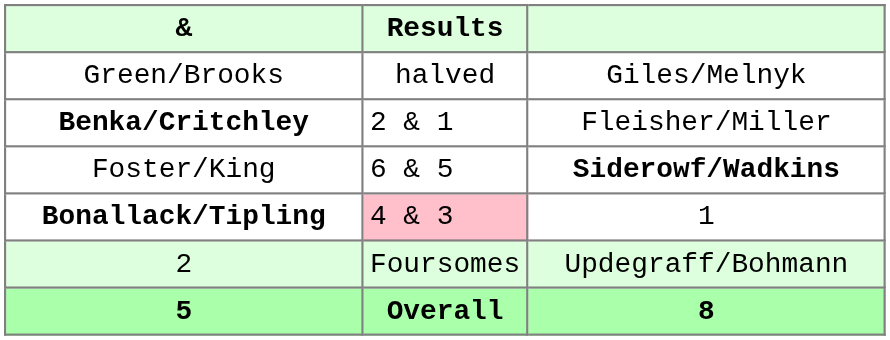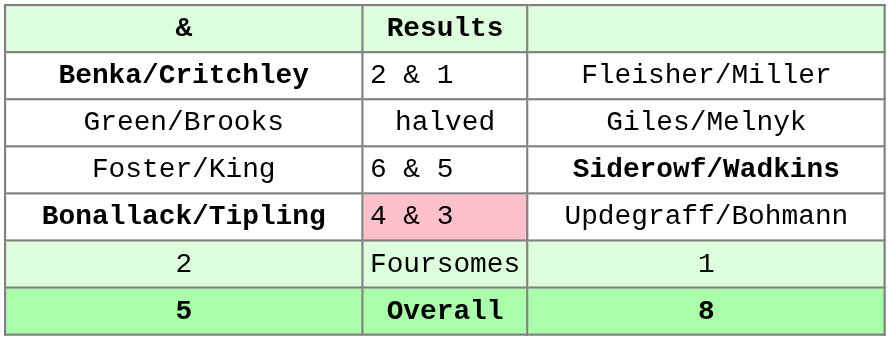rows swapped: (184, 76) <-> (184, 123)
(706, 217) 1 -> (706, 217) Updegraff/Bohmann
(706, 264) Updegraff/Bohmann -> (706, 264) 1
